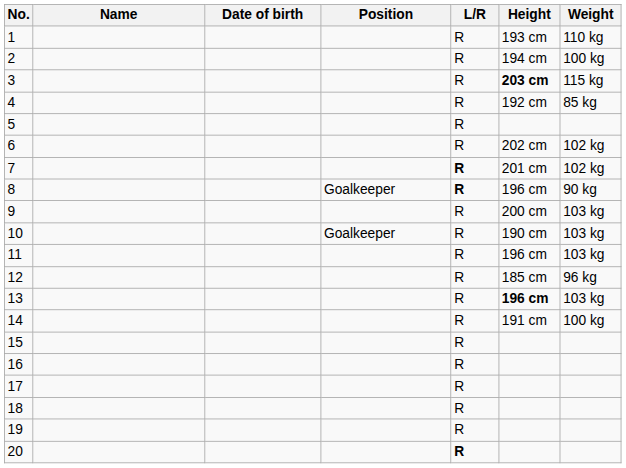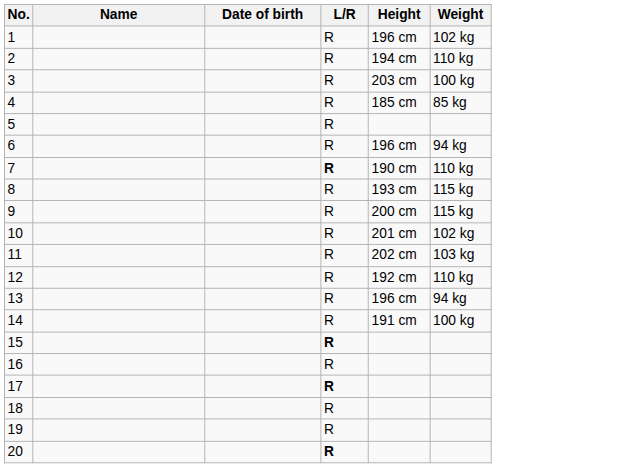- column: (386, 15)
(524, 37) 193 cm -> (394, 37) 196 cm
(583, 37) 110 kg -> (454, 37) 102 kg
(584, 59) 100 kg -> (453, 59) 110 kg
(525, 80) bold -> (394, 80) normal
(583, 80) 115 kg -> (454, 80) 100 kg
(524, 102) 192 cm -> (394, 102) 185 cm
(524, 146) 202 cm -> (394, 146) 196 cm
(584, 146) 102 kg -> (450, 146) 94 kg
(524, 168) 201 cm -> (394, 168) 190 cm
(584, 168) 102 kg -> (453, 168) 110 kg
(459, 189) bold -> (329, 189) normal
(524, 189) 196 cm -> (394, 189) 193 cm
(580, 189) 90 kg -> (453, 189) 115 kg
(584, 211) 103 kg -> (453, 211) 115 kg
(524, 233) 190 cm -> (394, 233) 201 cm
(584, 233) 103 kg -> (454, 233) 102 kg
(524, 255) 196 cm -> (394, 255) 202 cm
(524, 277) 185 cm -> (394, 277) 192 cm
(580, 277) 96 kg -> (453, 277) 110 kg
(525, 299) bold -> (394, 299) normal
(584, 299) 103 kg -> (450, 299) 94 kg
(459, 342) normal -> (329, 342) bold
(459, 386) normal -> (329, 386) bold
